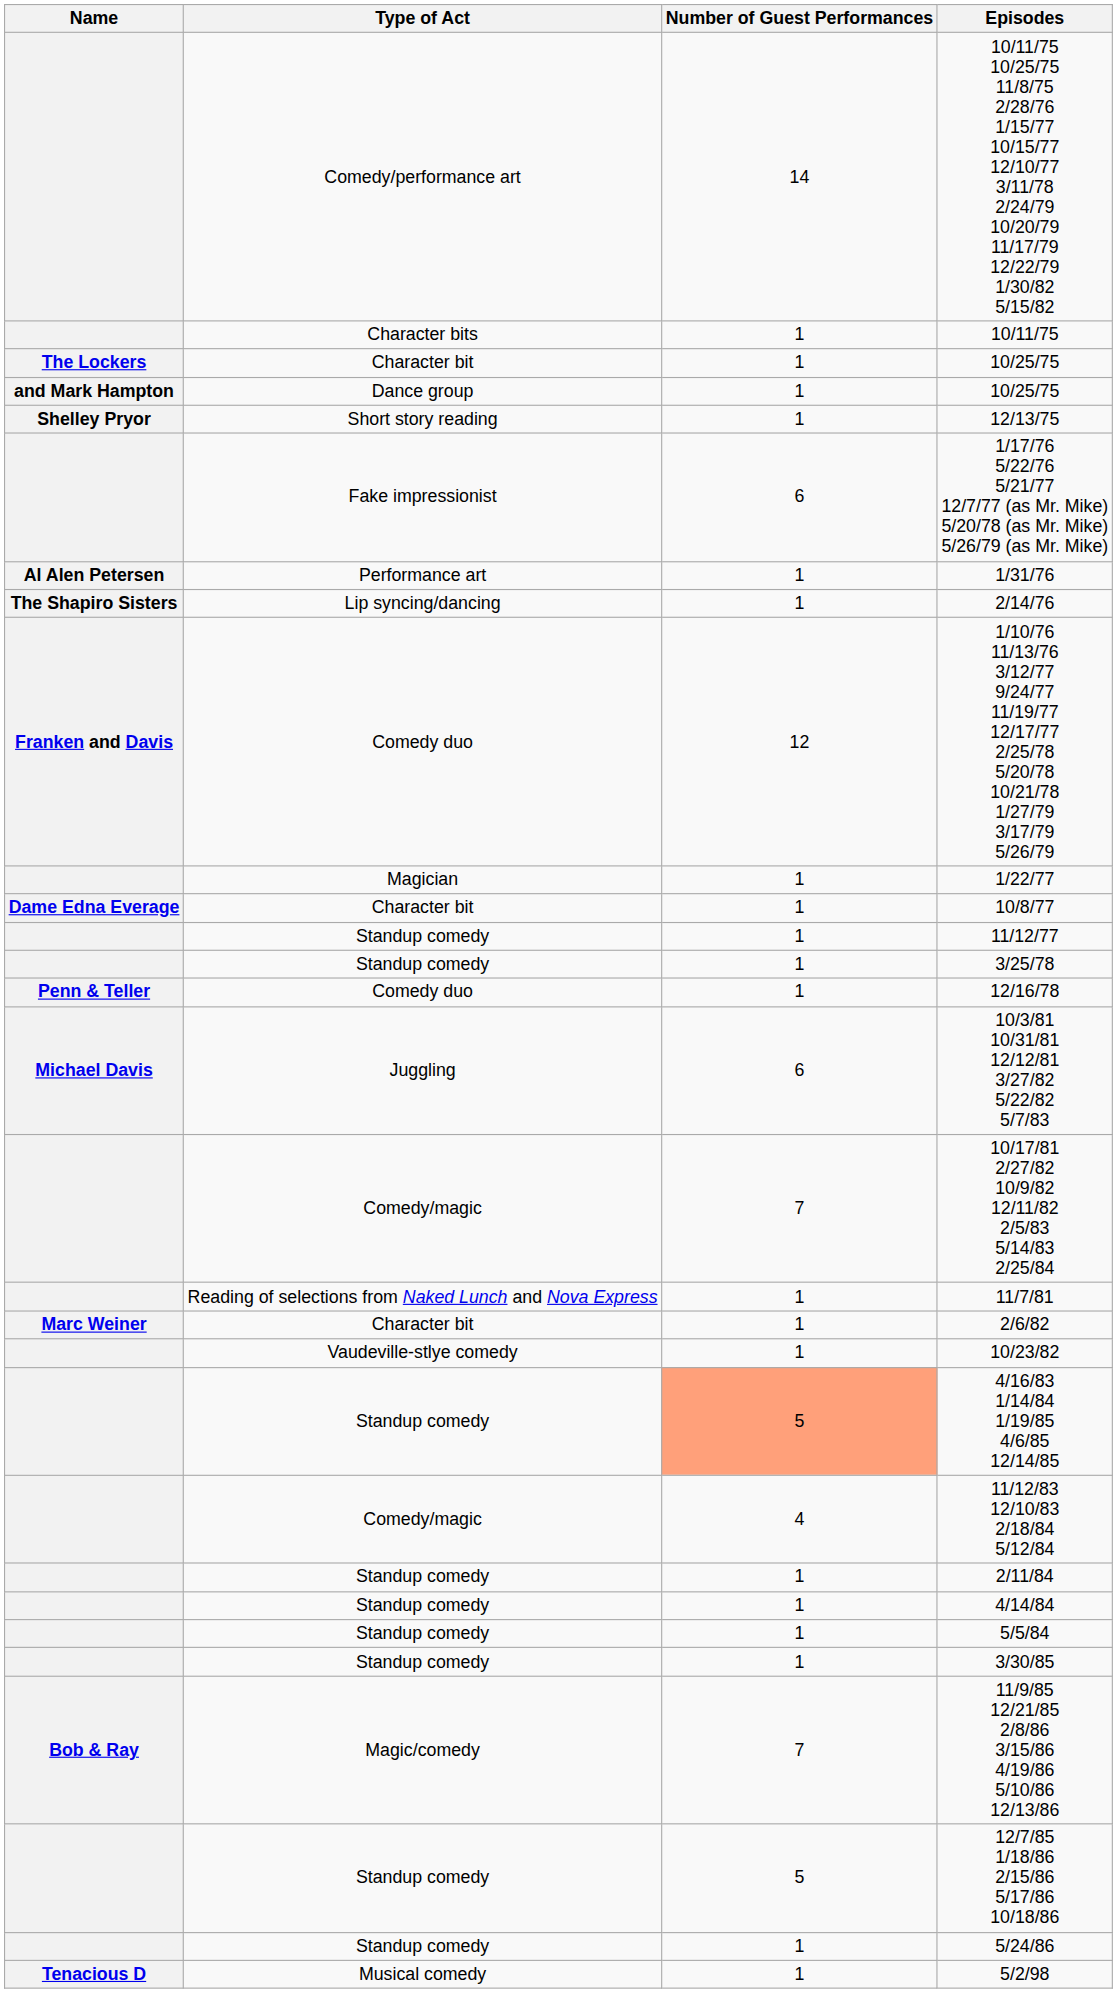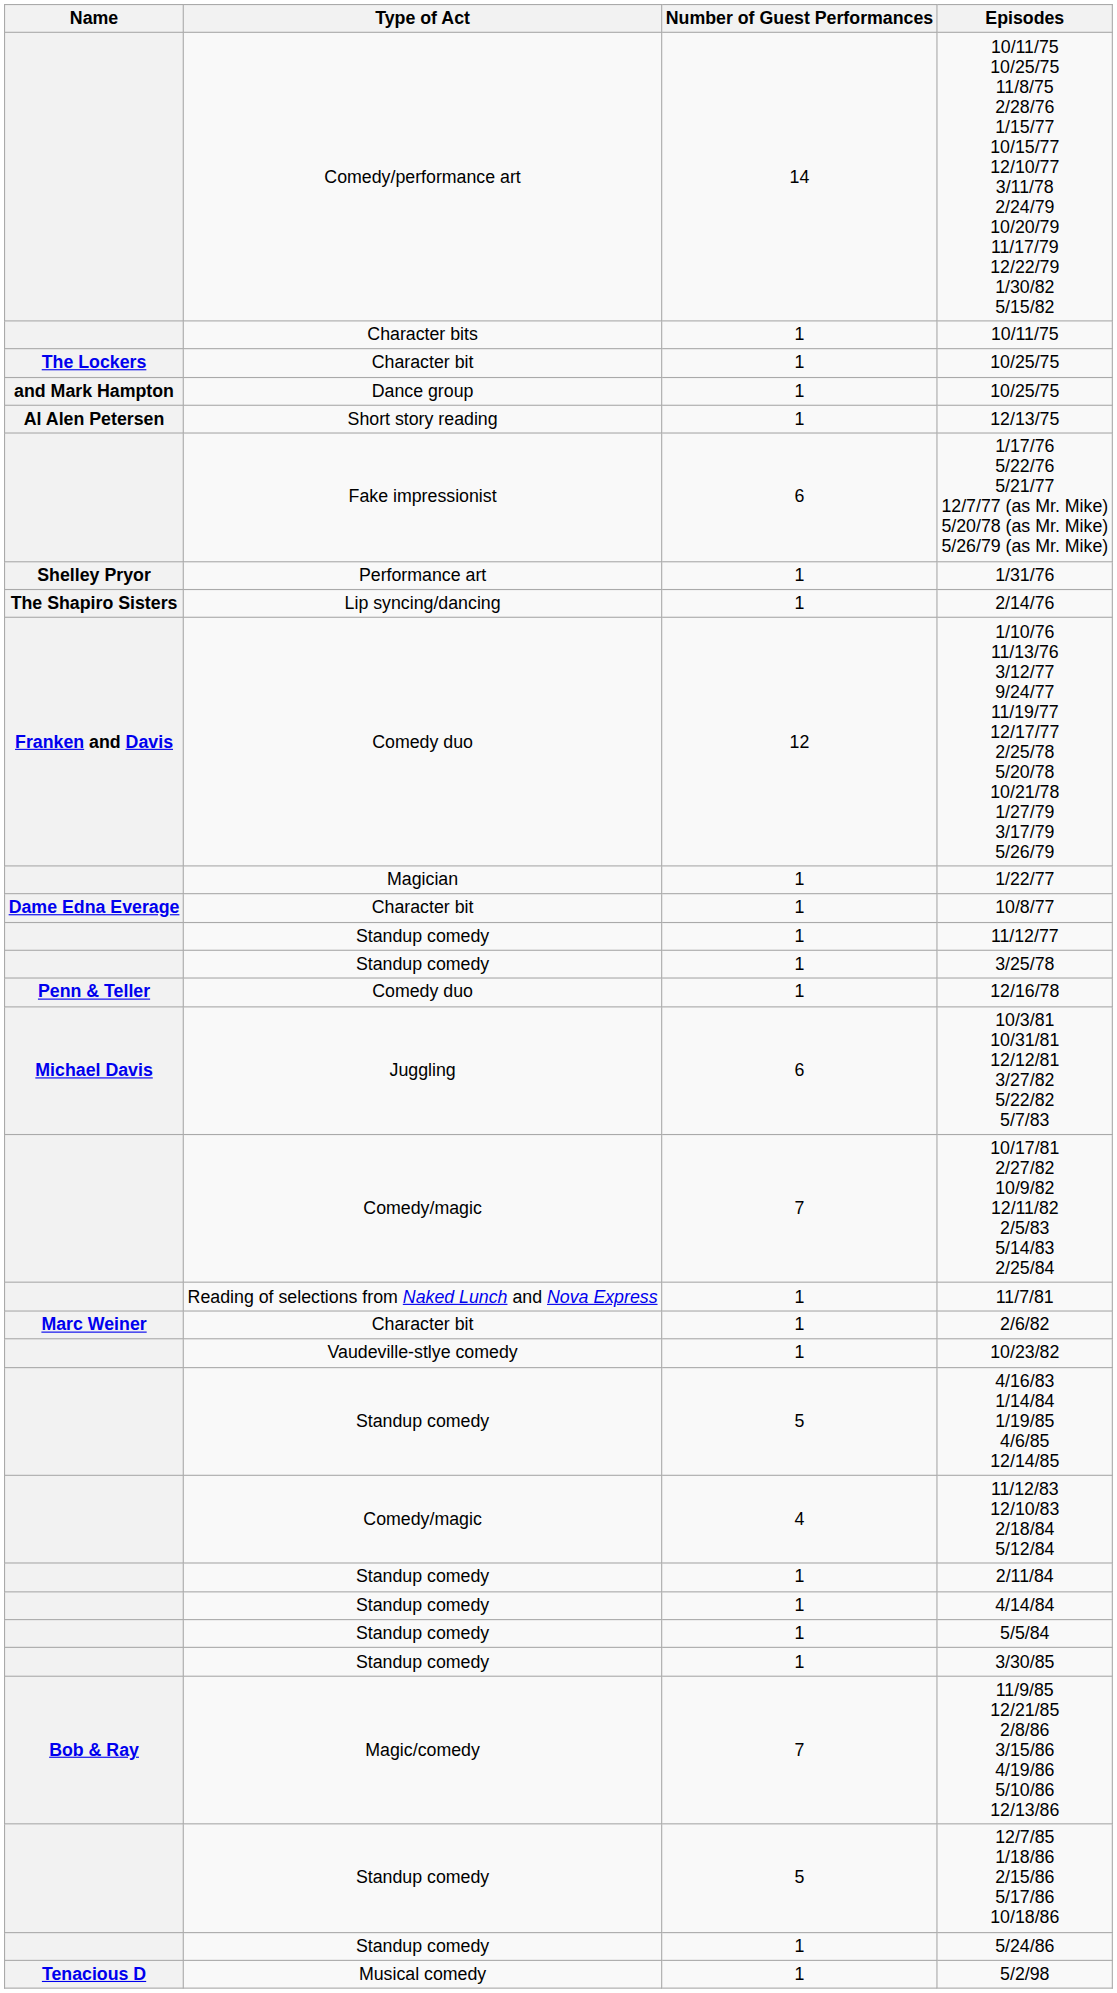(94, 419) Shelley Pryor -> (94, 419) Al Alen Petersen
(94, 575) Al Alen Petersen -> (94, 575) Shelley Pryor
(799, 1421) lightsalmon background -> (799, 1421) no background
